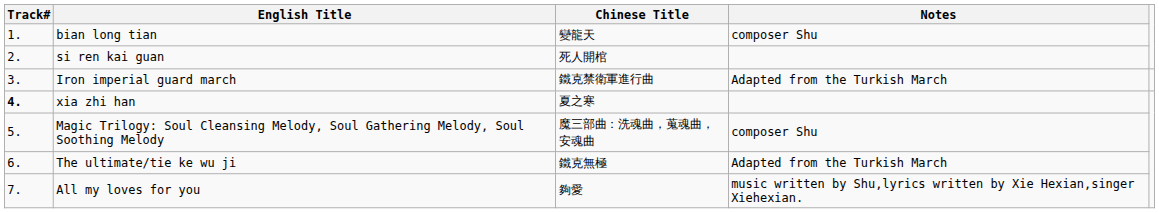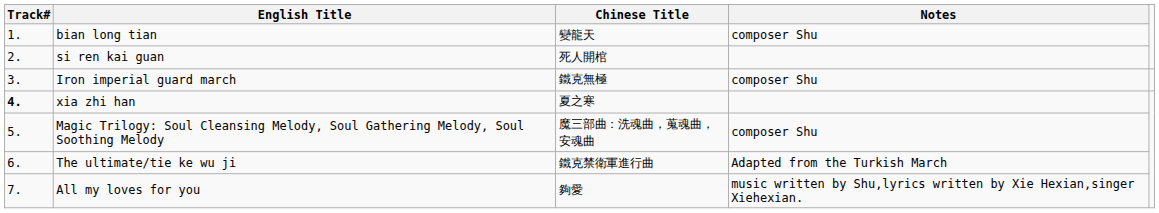(606, 79) 鐵克禁衛軍進行曲 -> (583, 79) 鐵克無極
(839, 80) Adapted from the Turkish March -> (774, 80) composer Shu
(583, 162) 鐵克無極 -> (606, 162) 鐵克禁衛軍進行曲
